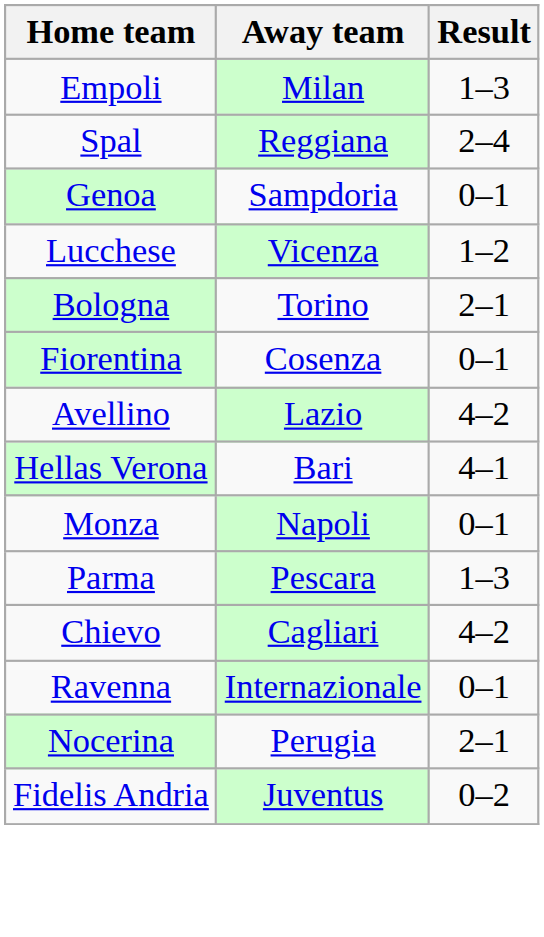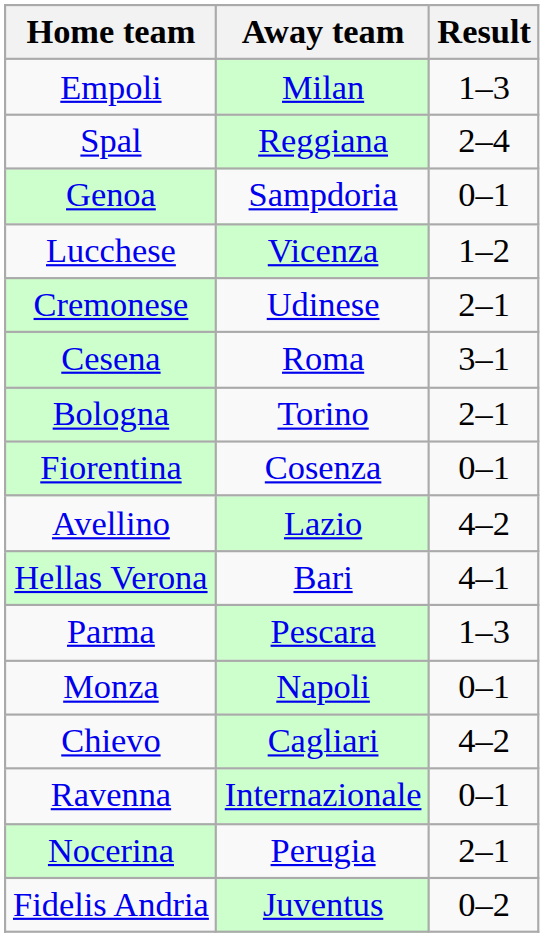+ row: (111, 304)
+ row: (111, 359)
rows swapped: (111, 577) <-> (111, 522)
